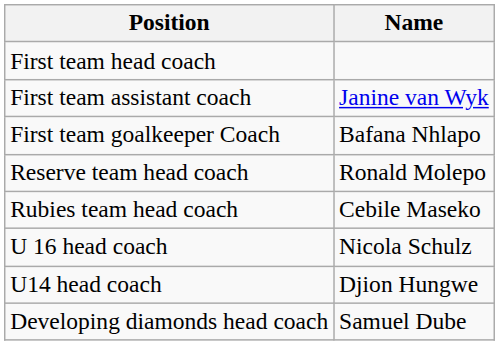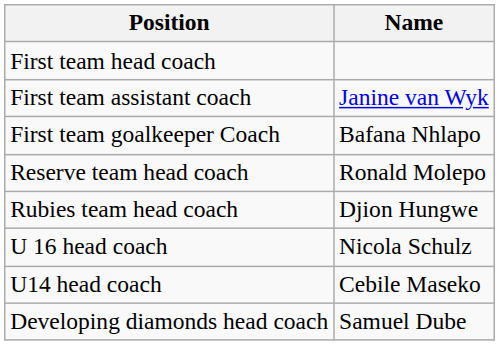(410, 209) Cebile Maseko -> (409, 209) Djion Hungwe
(409, 284) Djion Hungwe -> (410, 284) Cebile Maseko
